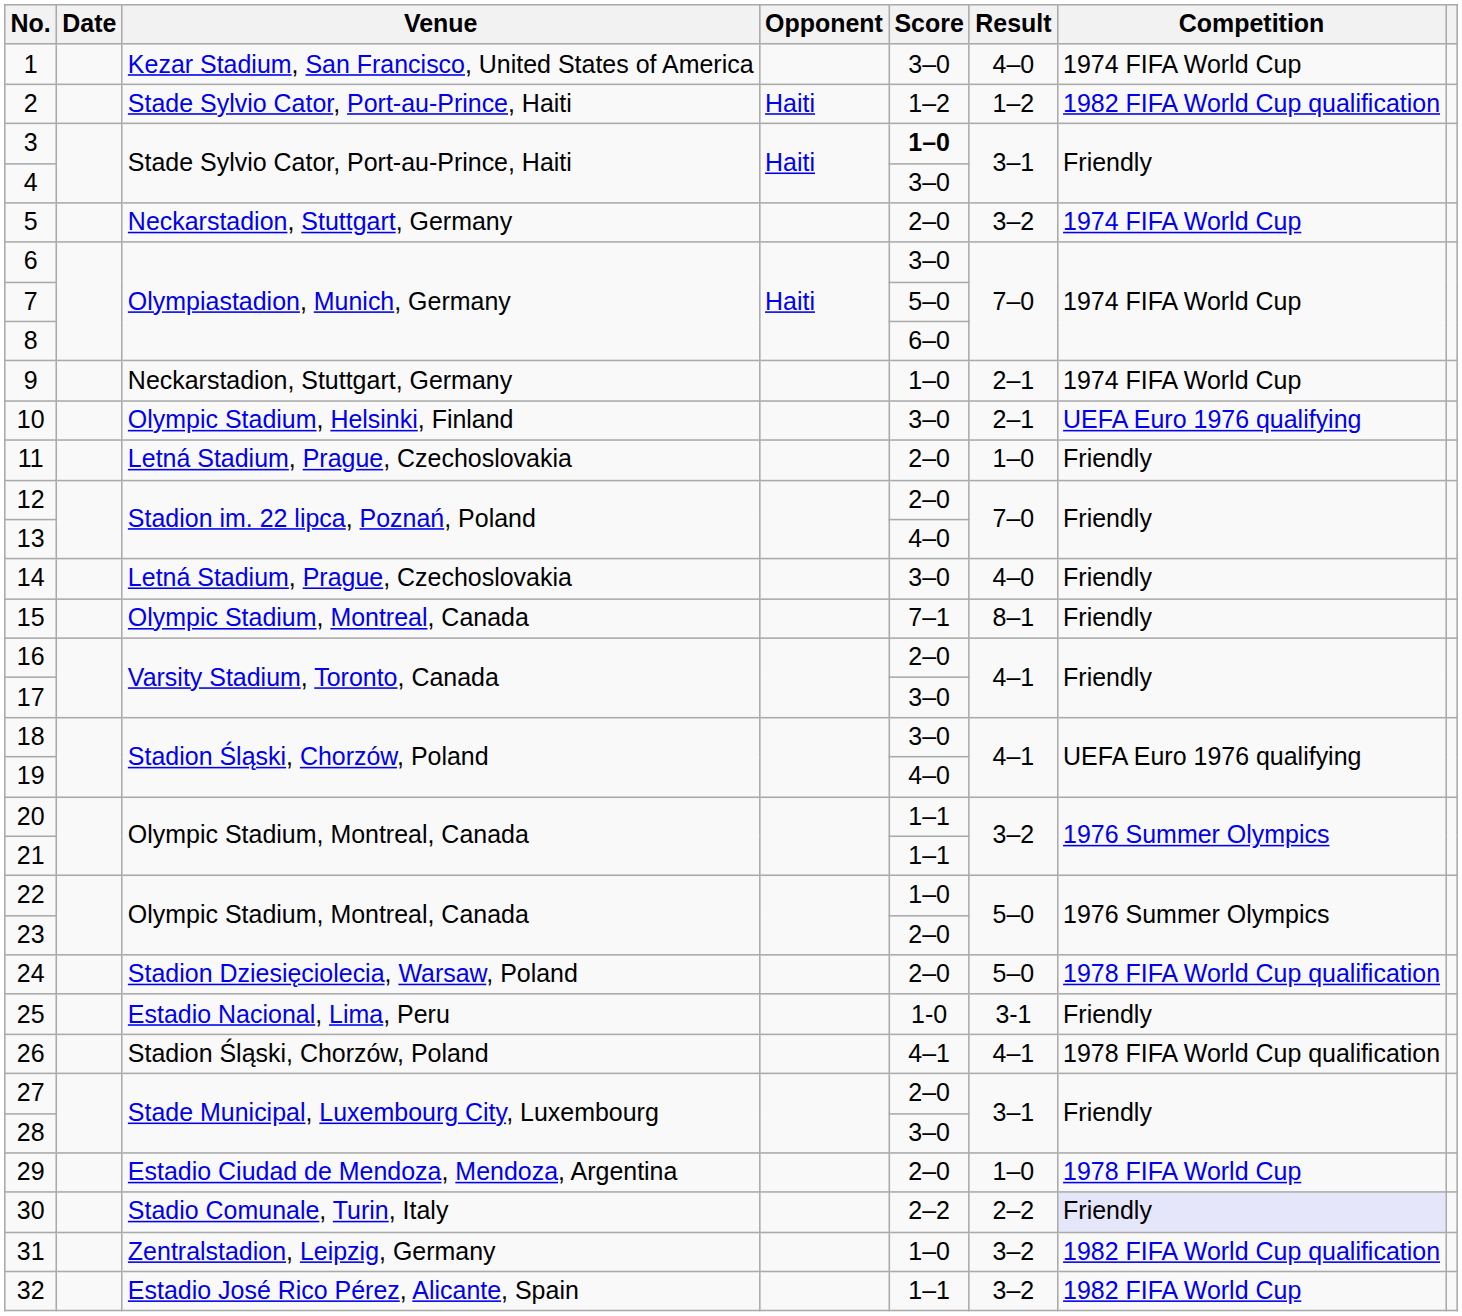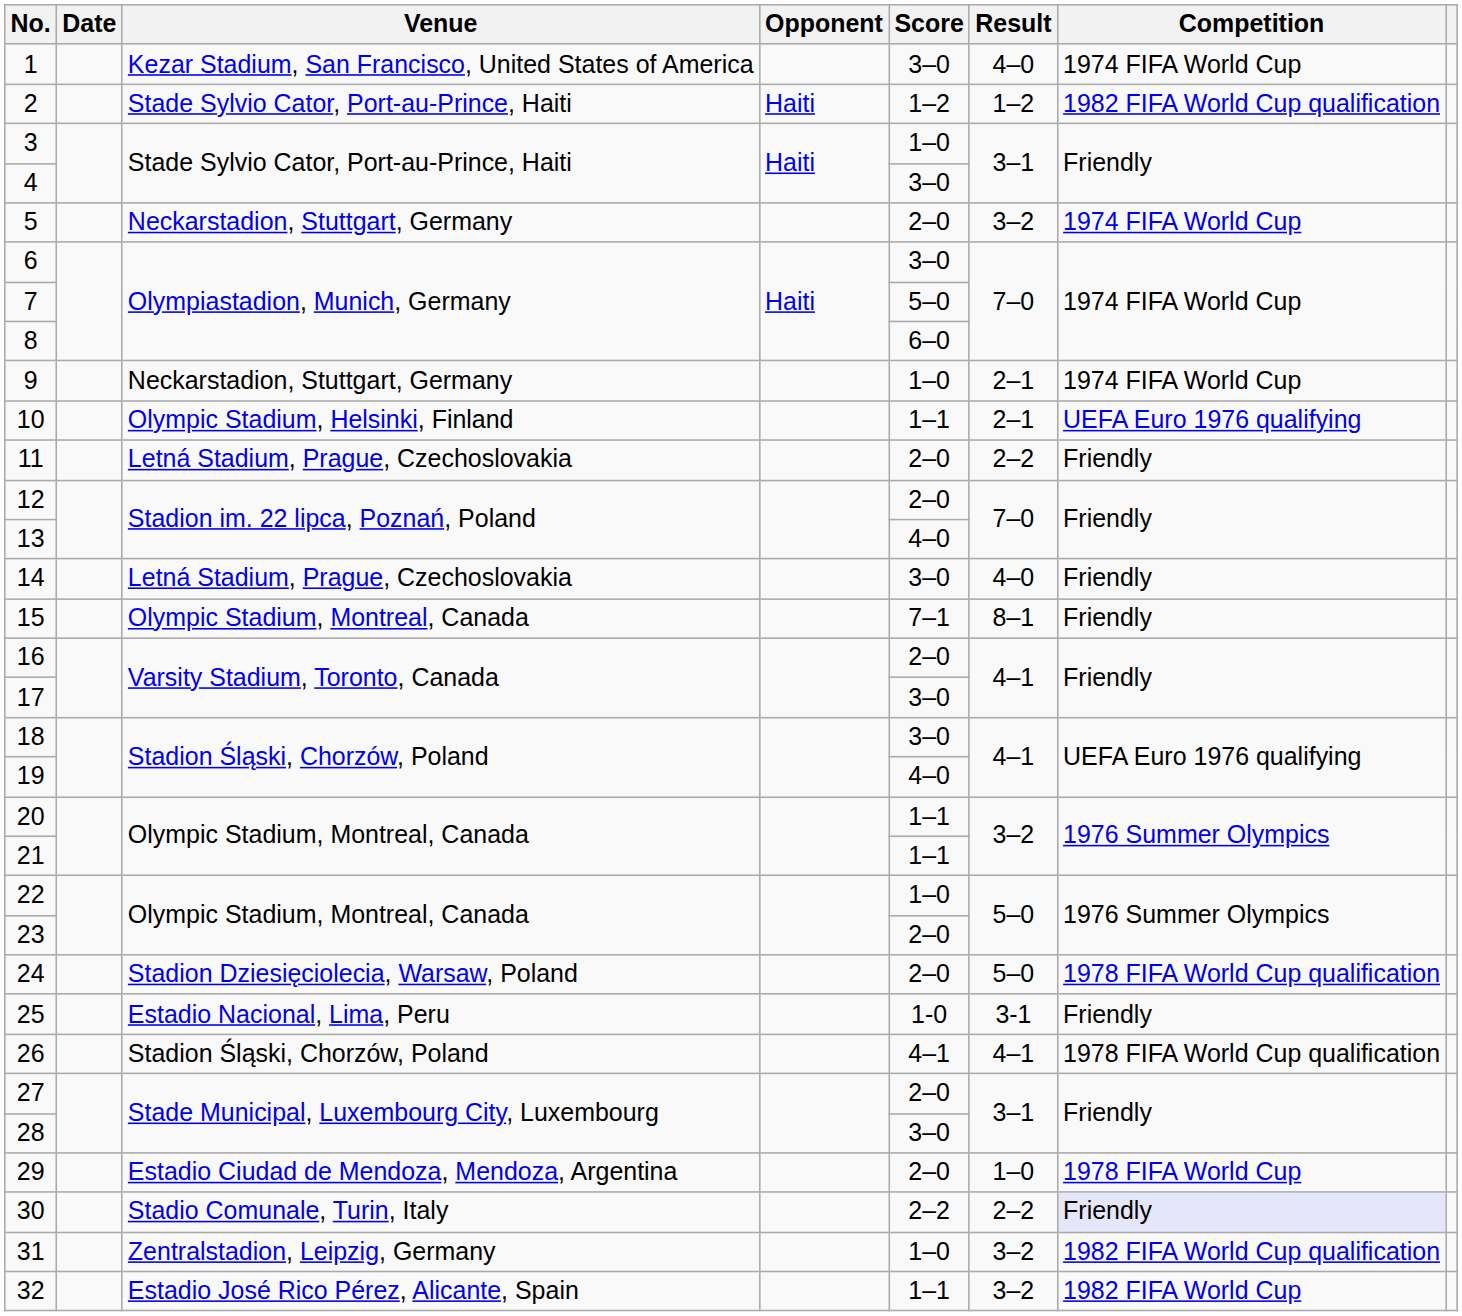(929, 143) bold -> (929, 143) normal
(929, 420) 3–0 -> (929, 420) 1–1
(1013, 459) 1–0 -> (1013, 459) 2–2
